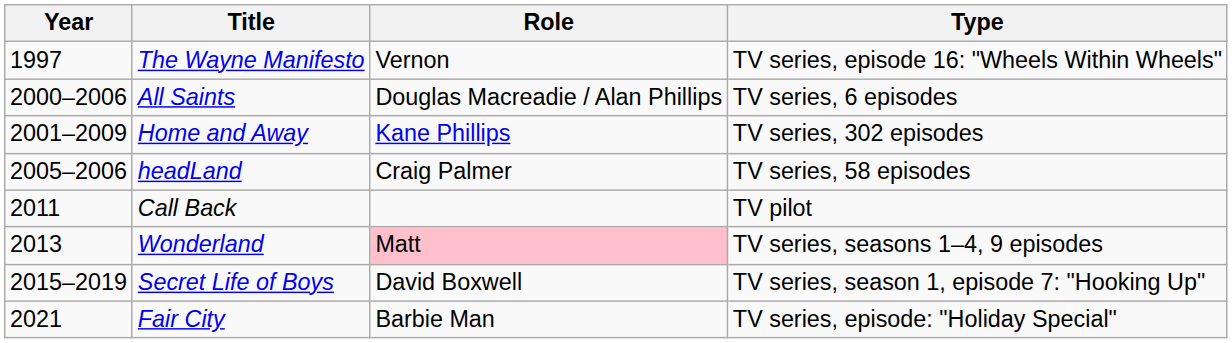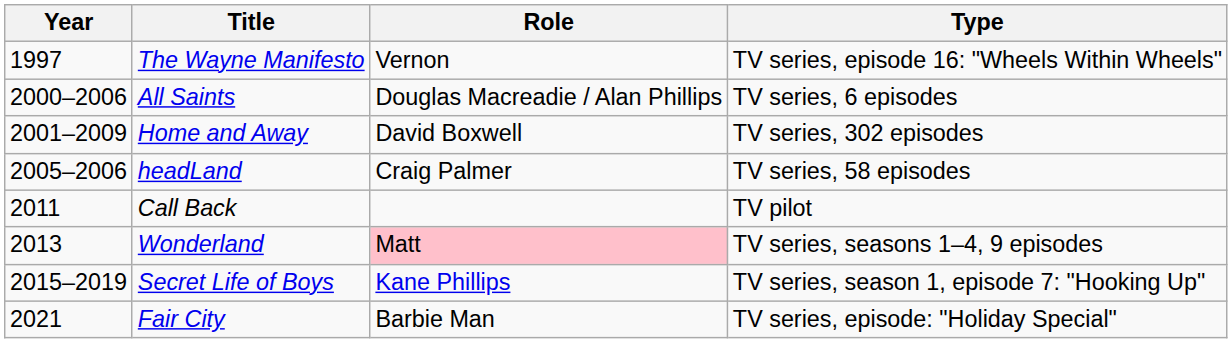(443, 134) Kane Phillips -> (449, 134) David Boxwell
(449, 282) David Boxwell -> (443, 282) Kane Phillips
